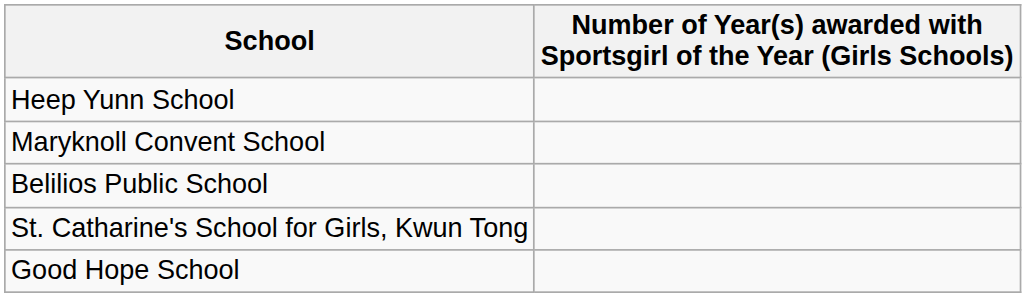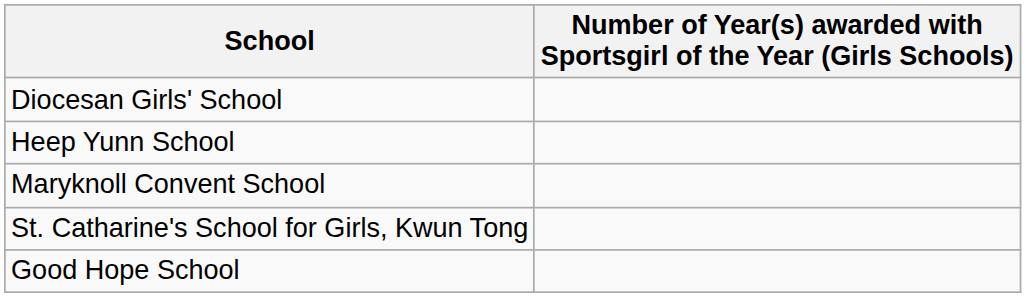+ row: (147, 99)
- row: (140, 185)
